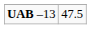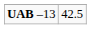(72, 14) 47.5 -> (72, 14) 42.5
